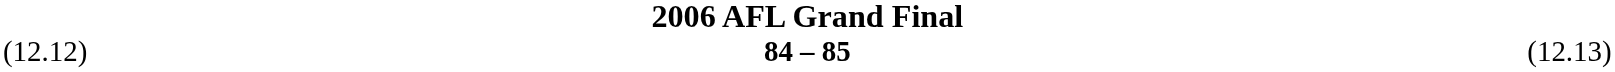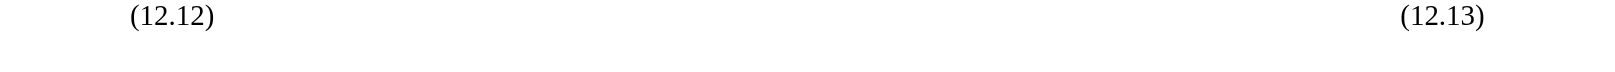- column: (807, 16)
